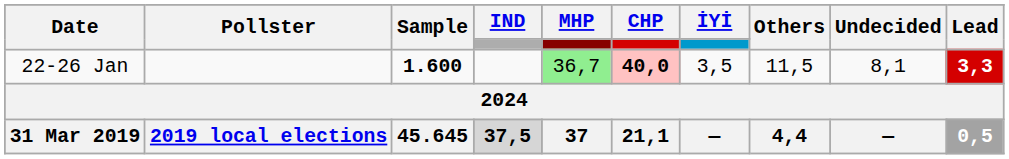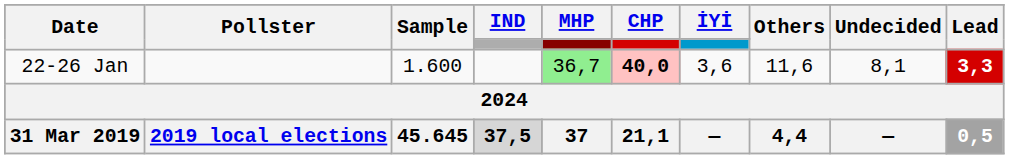(433, 67) bold -> (433, 67) normal
(715, 67) 3,5 -> (715, 67) 3,6
(789, 67) 11,5 -> (789, 67) 11,6
